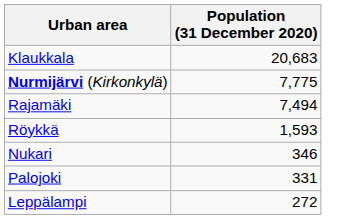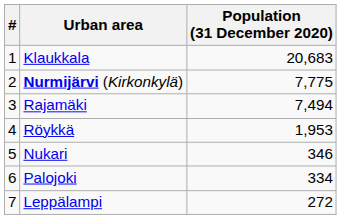+ column: (12, 25)
(298, 130) 1,593 -> (314, 130) 1,953
(305, 178) 331 -> (320, 178) 334
